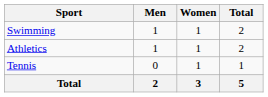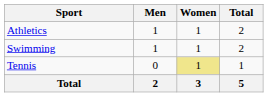rows swapped: (27, 48) <-> (31, 30)
(198, 65) no background -> (198, 65) khaki background
